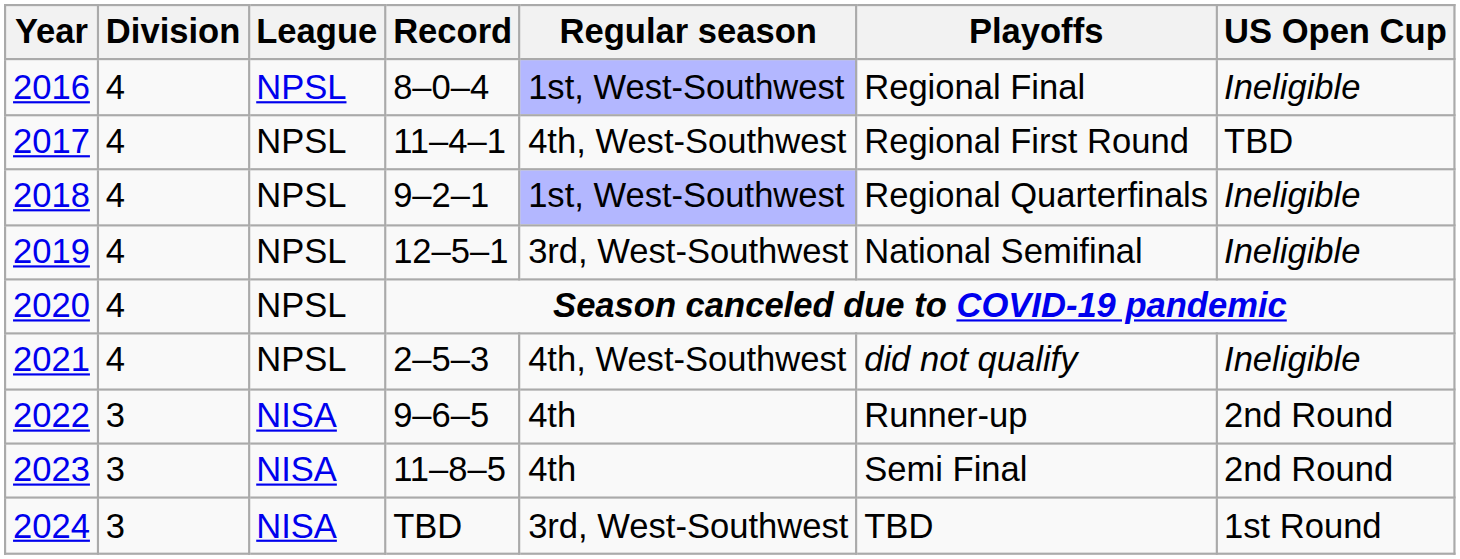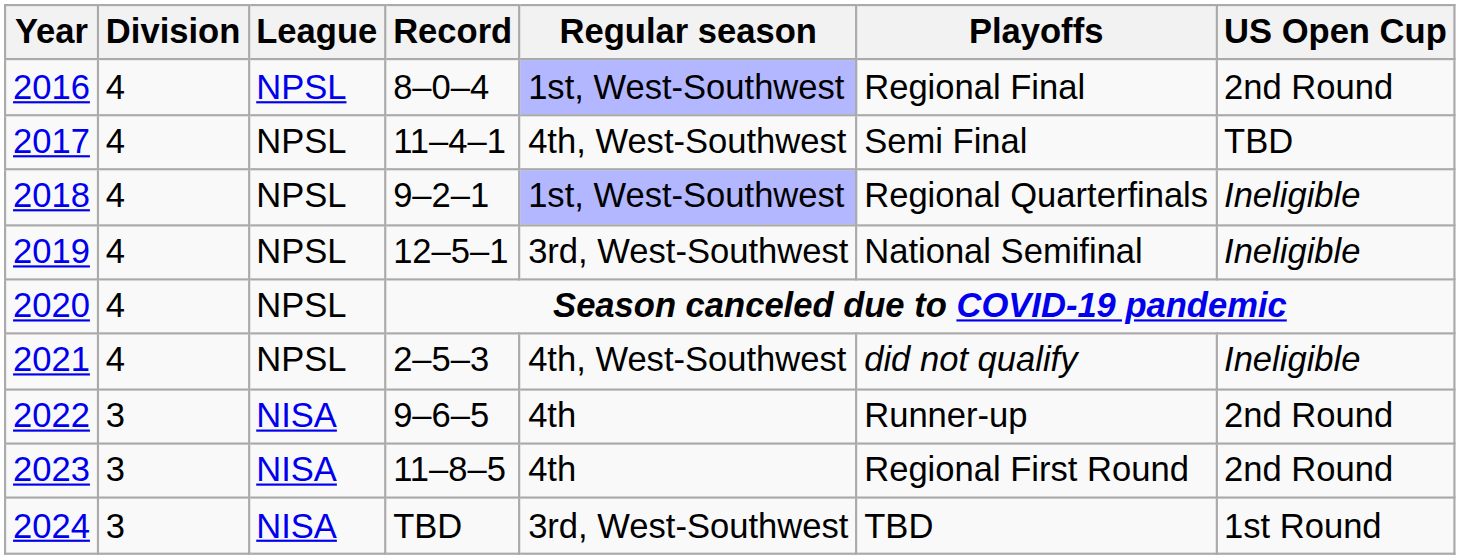(1292, 86) Ineligible -> (1309, 86) 2nd Round
(1027, 141) Regional First Round -> (946, 141) Semi Final
(946, 470) Semi Final -> (1027, 470) Regional First Round
